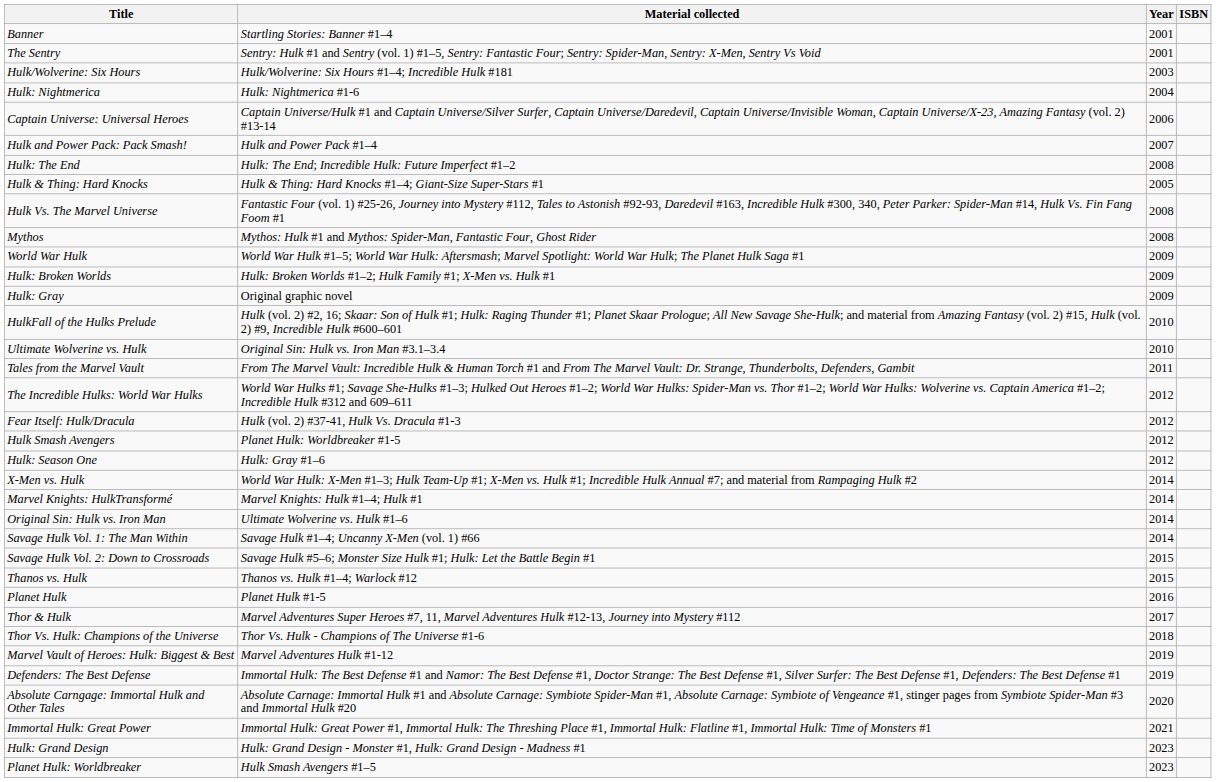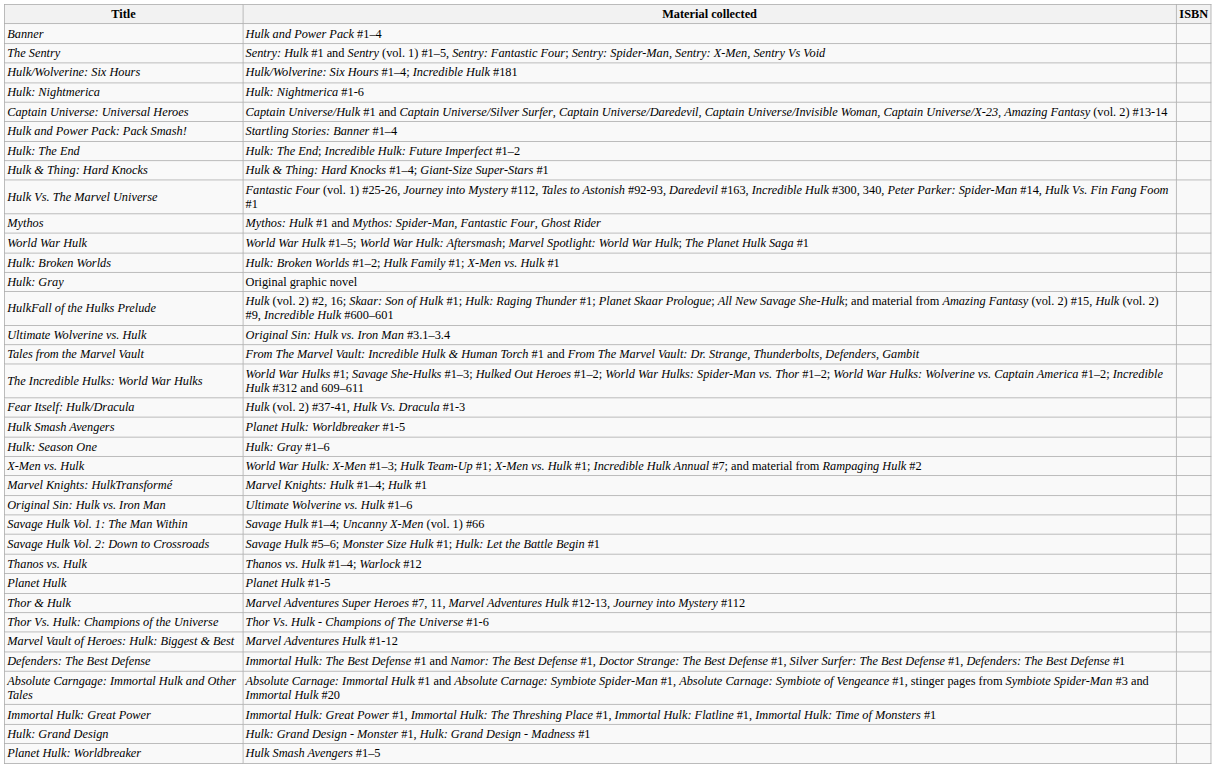- column: (1161, 14)
(317, 33) Startling Stories: Banner #1–4 -> (314, 33) Hulk and Power Pack #1–4
(309, 145) Hulk and Power Pack #1–4 -> (321, 131) Startling Stories: Banner #1–4
